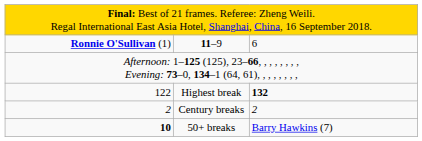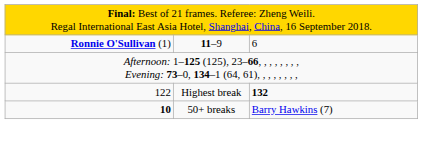- row: (211, 110)
